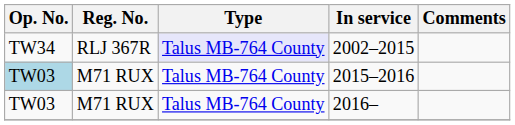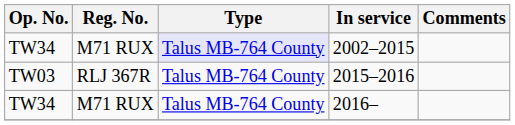(114, 47) RLJ 367R -> (115, 47) M71 RUX
(32, 76) lightblue background -> (32, 76) no background
(115, 76) M71 RUX -> (114, 76) RLJ 367R
(32, 104) TW03 -> (32, 104) TW34
